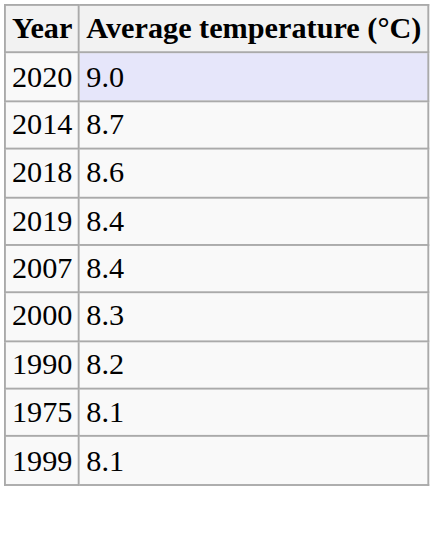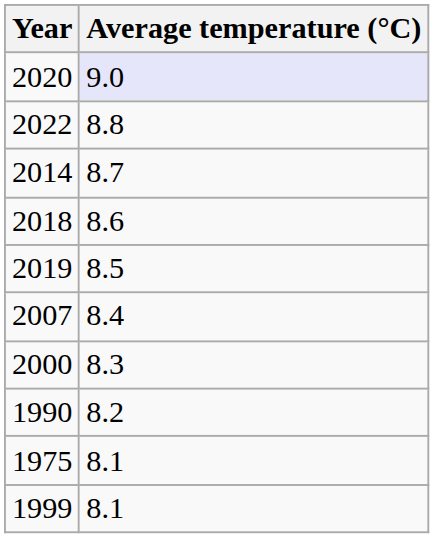+ row: (42, 124)
(105, 220) 8.4 -> (105, 268) 8.5
